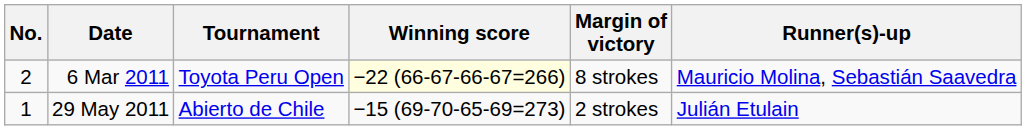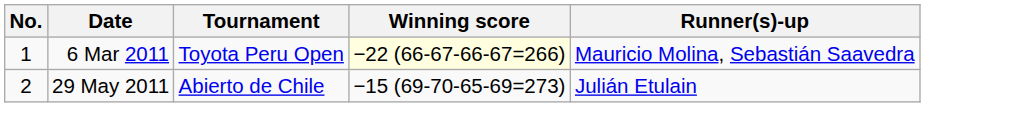- column: (621, 33)
(26, 77) 2 -> (26, 54) 1
(26, 109) 1 -> (26, 86) 2
